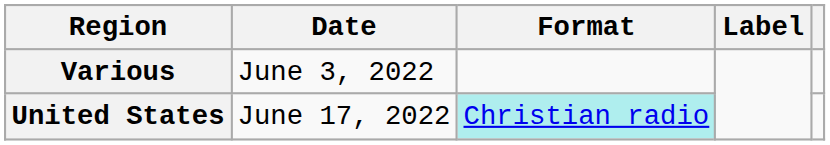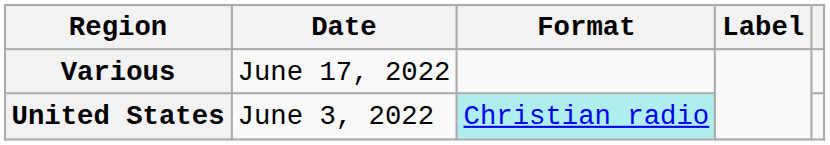(336, 72) June 3, 2022 -> (344, 72) June 17, 2022
(344, 116) June 17, 2022 -> (336, 116) June 3, 2022
